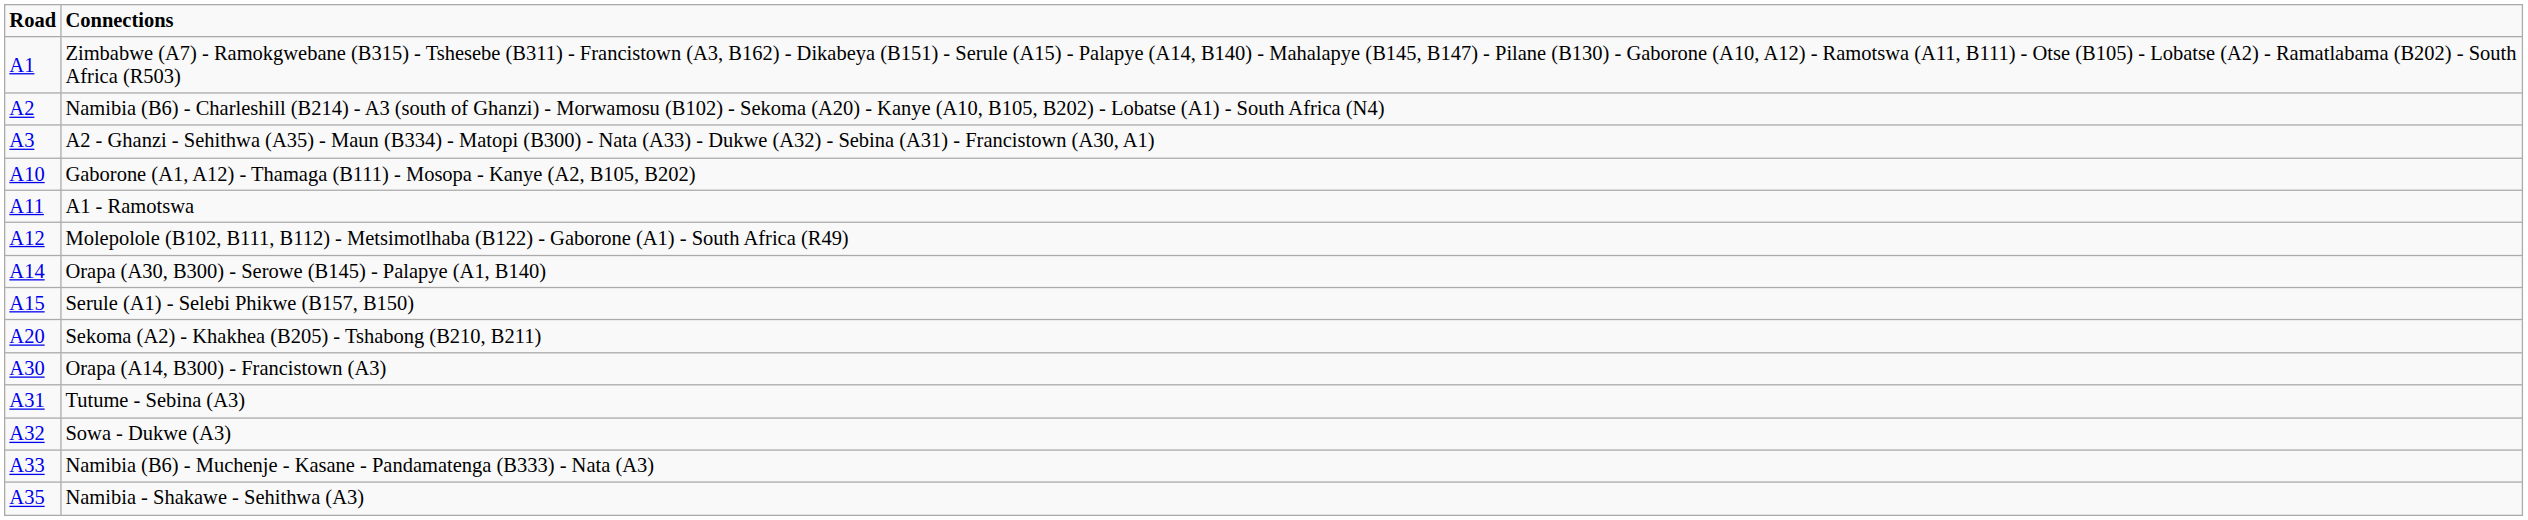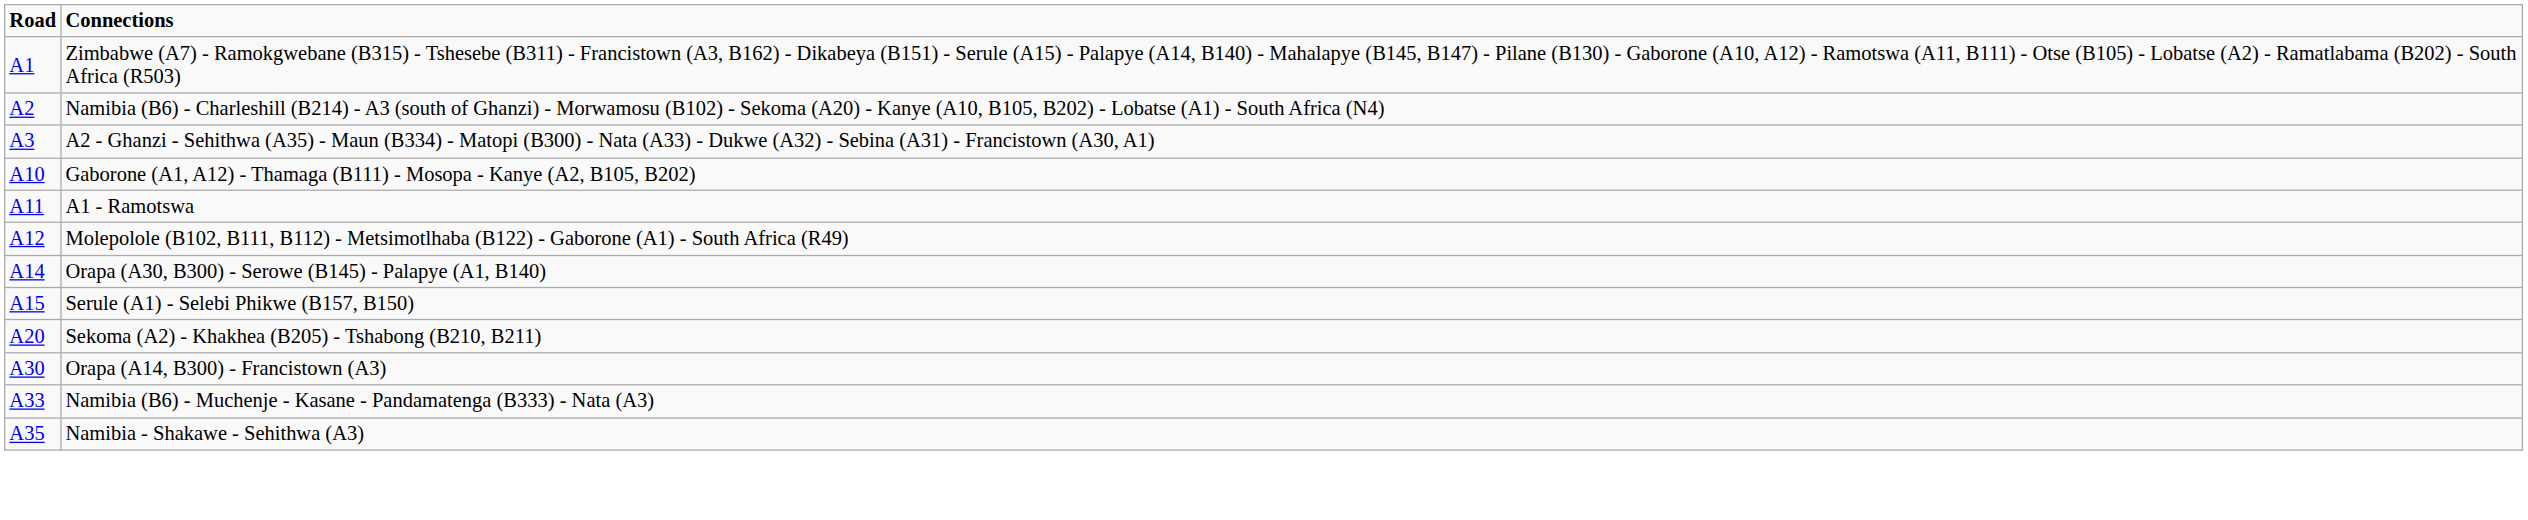- row: (155, 401)
- row: (148, 433)
